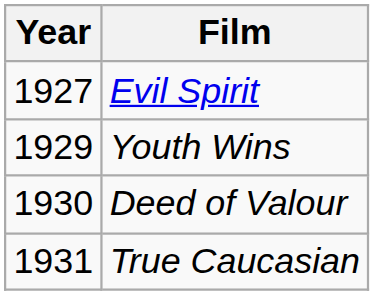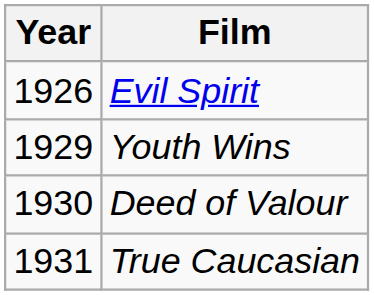(53, 89) 1927 -> (53, 89) 1926
